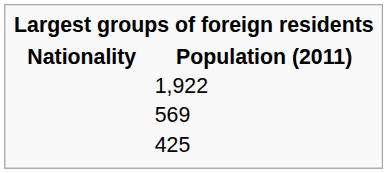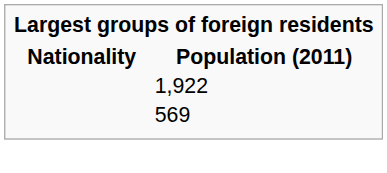- row: (173, 145)
